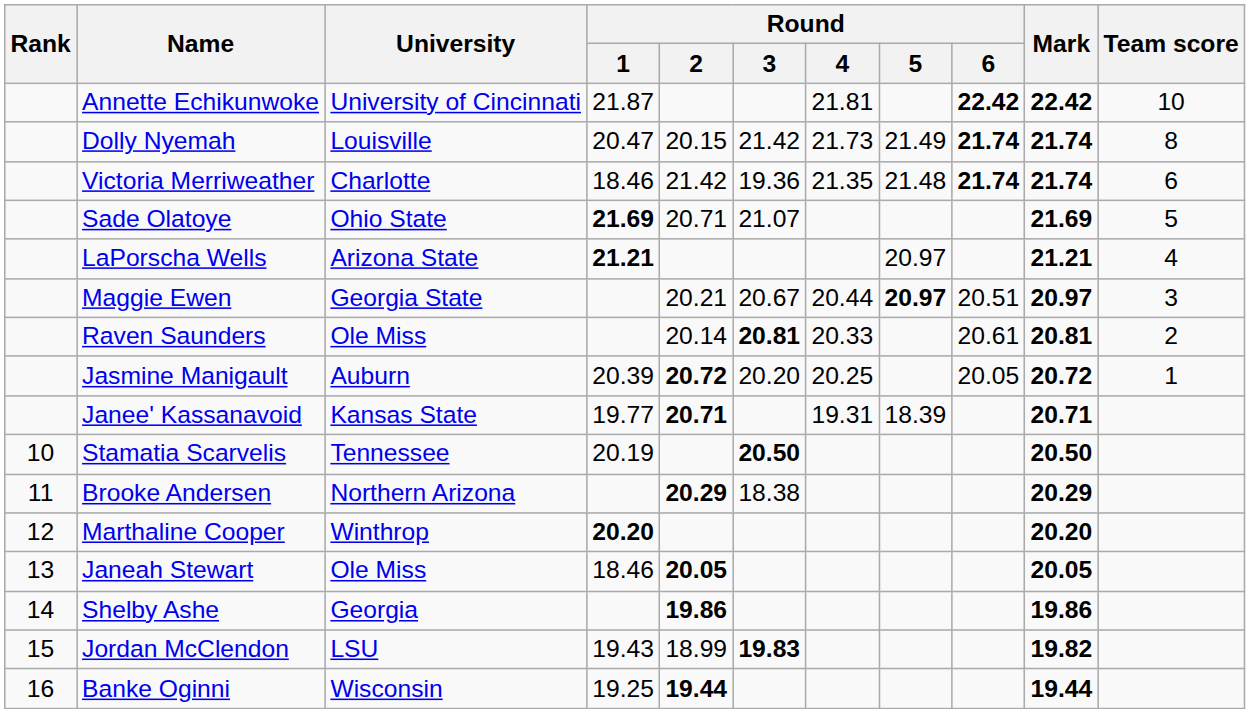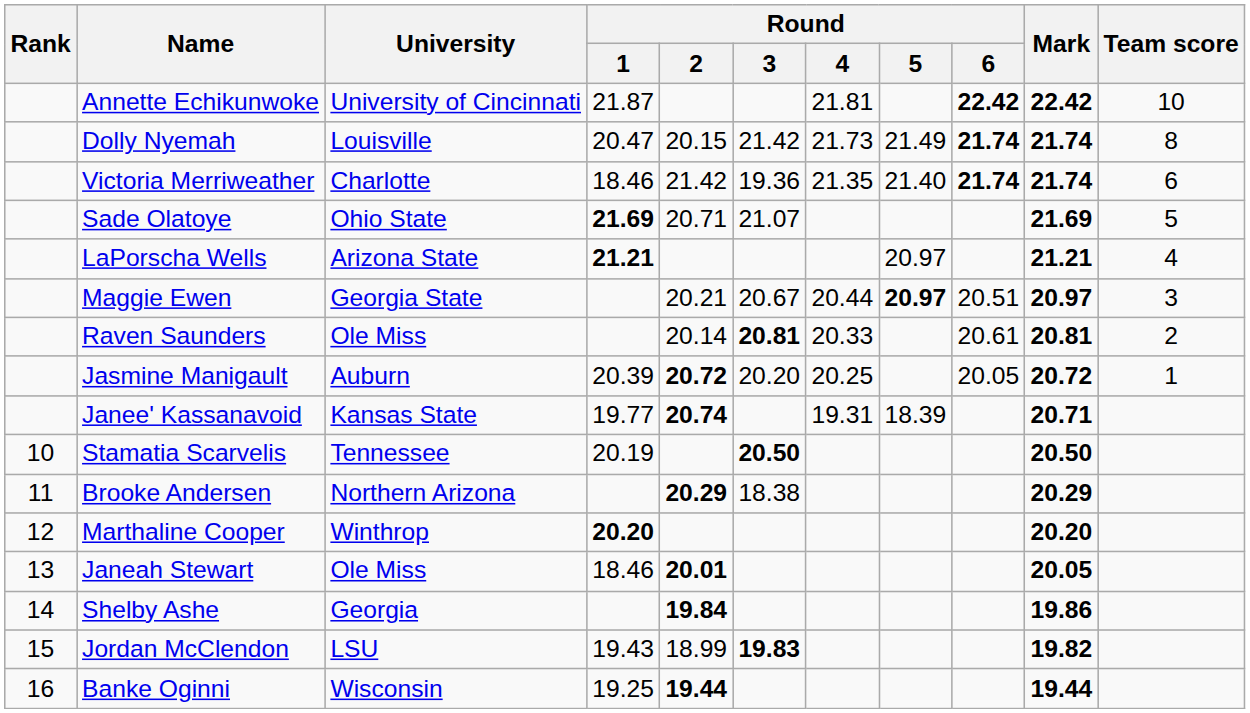(915, 180) 21.48 -> (915, 180) 21.40
(696, 414) 20.71 -> (696, 414) 20.74
(696, 571) 20.05 -> (696, 571) 20.01
(696, 610) 19.86 -> (696, 610) 19.84
